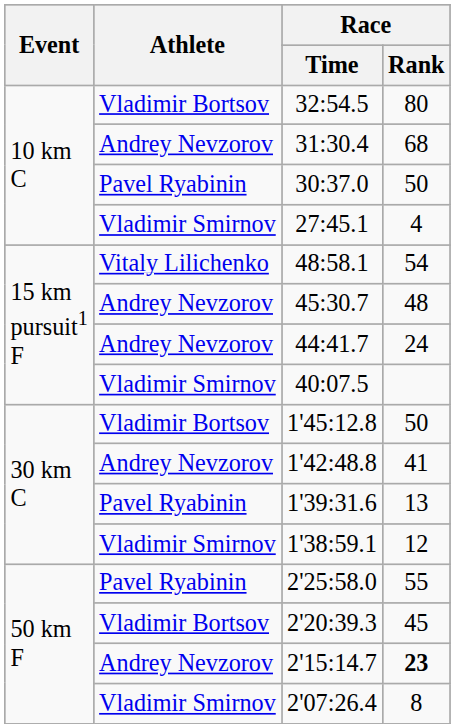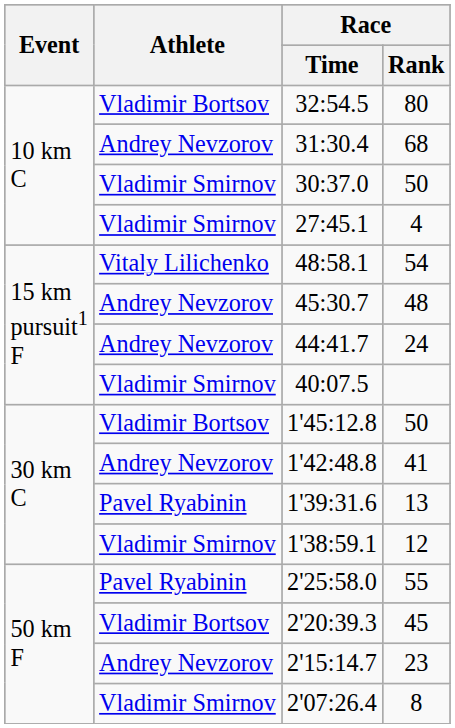(173, 184) Pavel Ryabinin -> (187, 184) Vladimir Smirnov
(416, 663) bold -> (416, 663) normal
